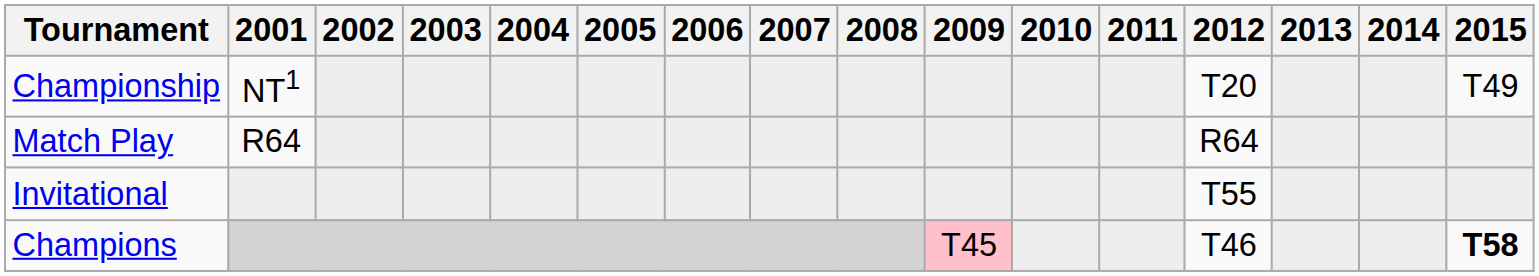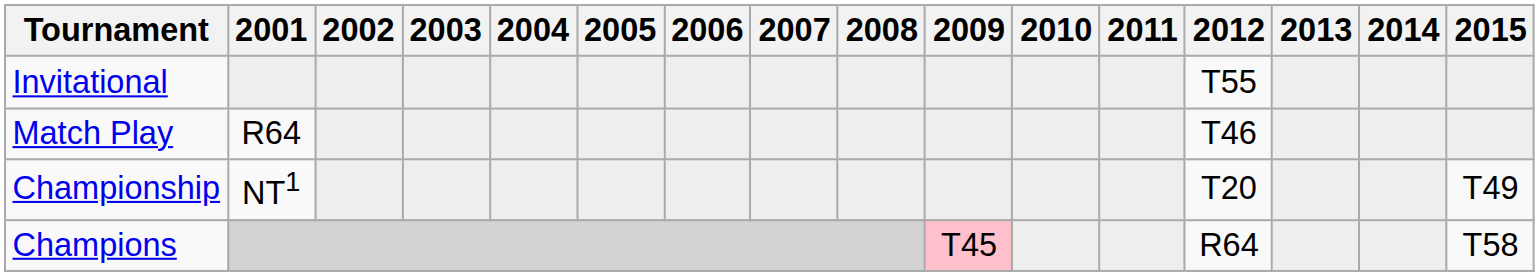rows swapped: (116, 86) <-> (90, 193)
(1229, 142) R64 -> (1229, 133) T46
(1229, 245) T46 -> (1229, 245) R64
(1491, 245) bold -> (1491, 245) normal
